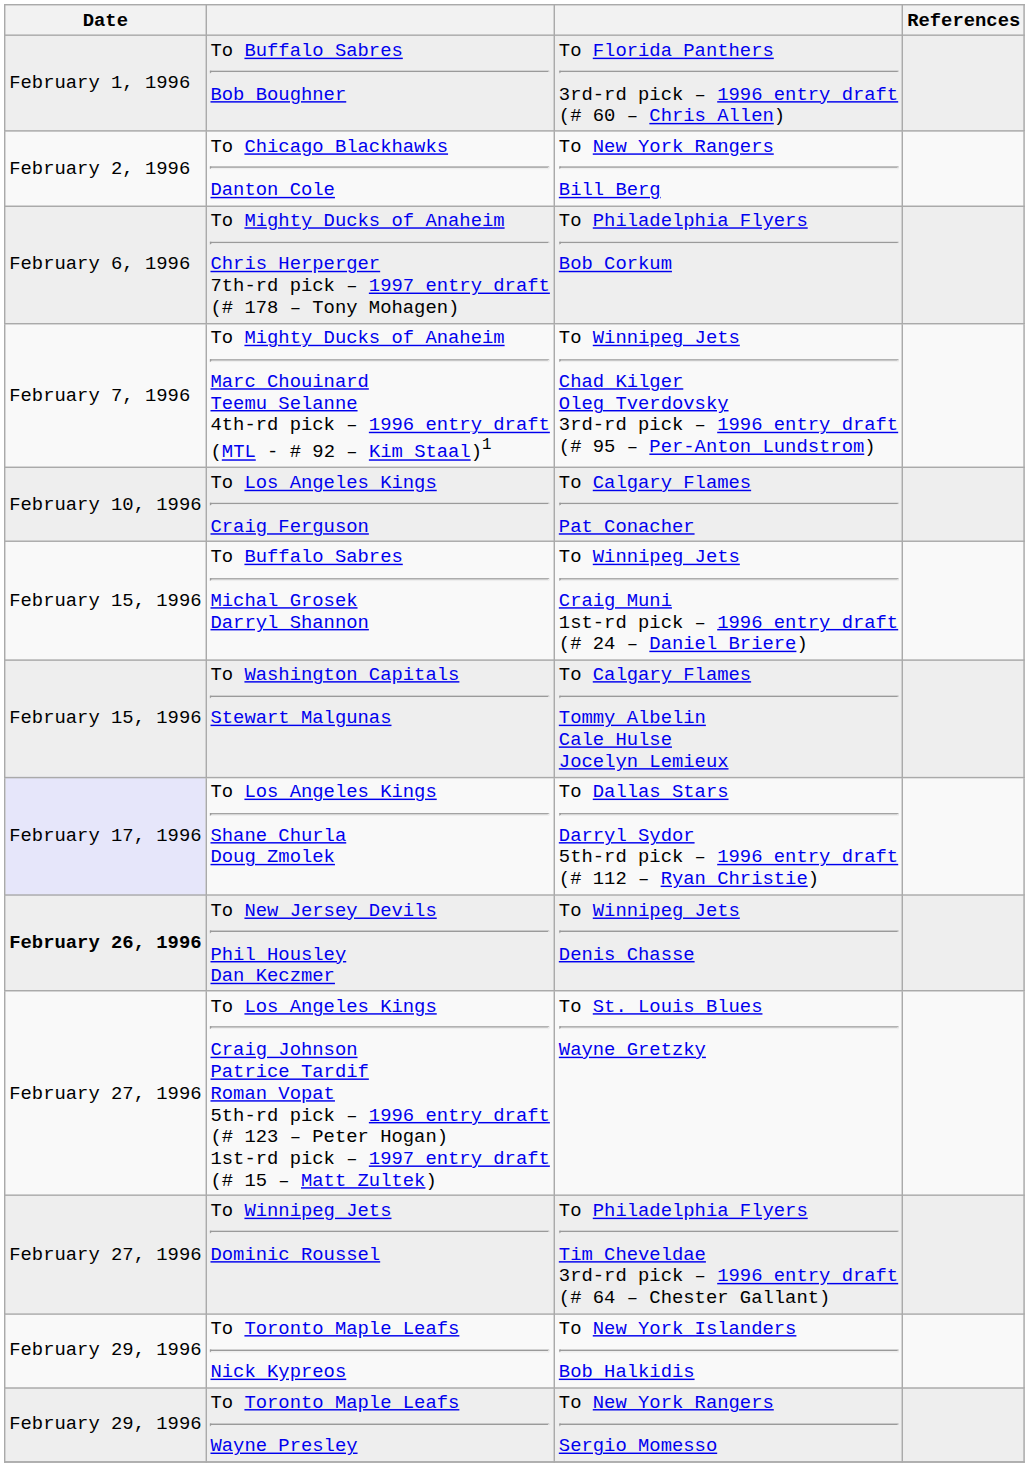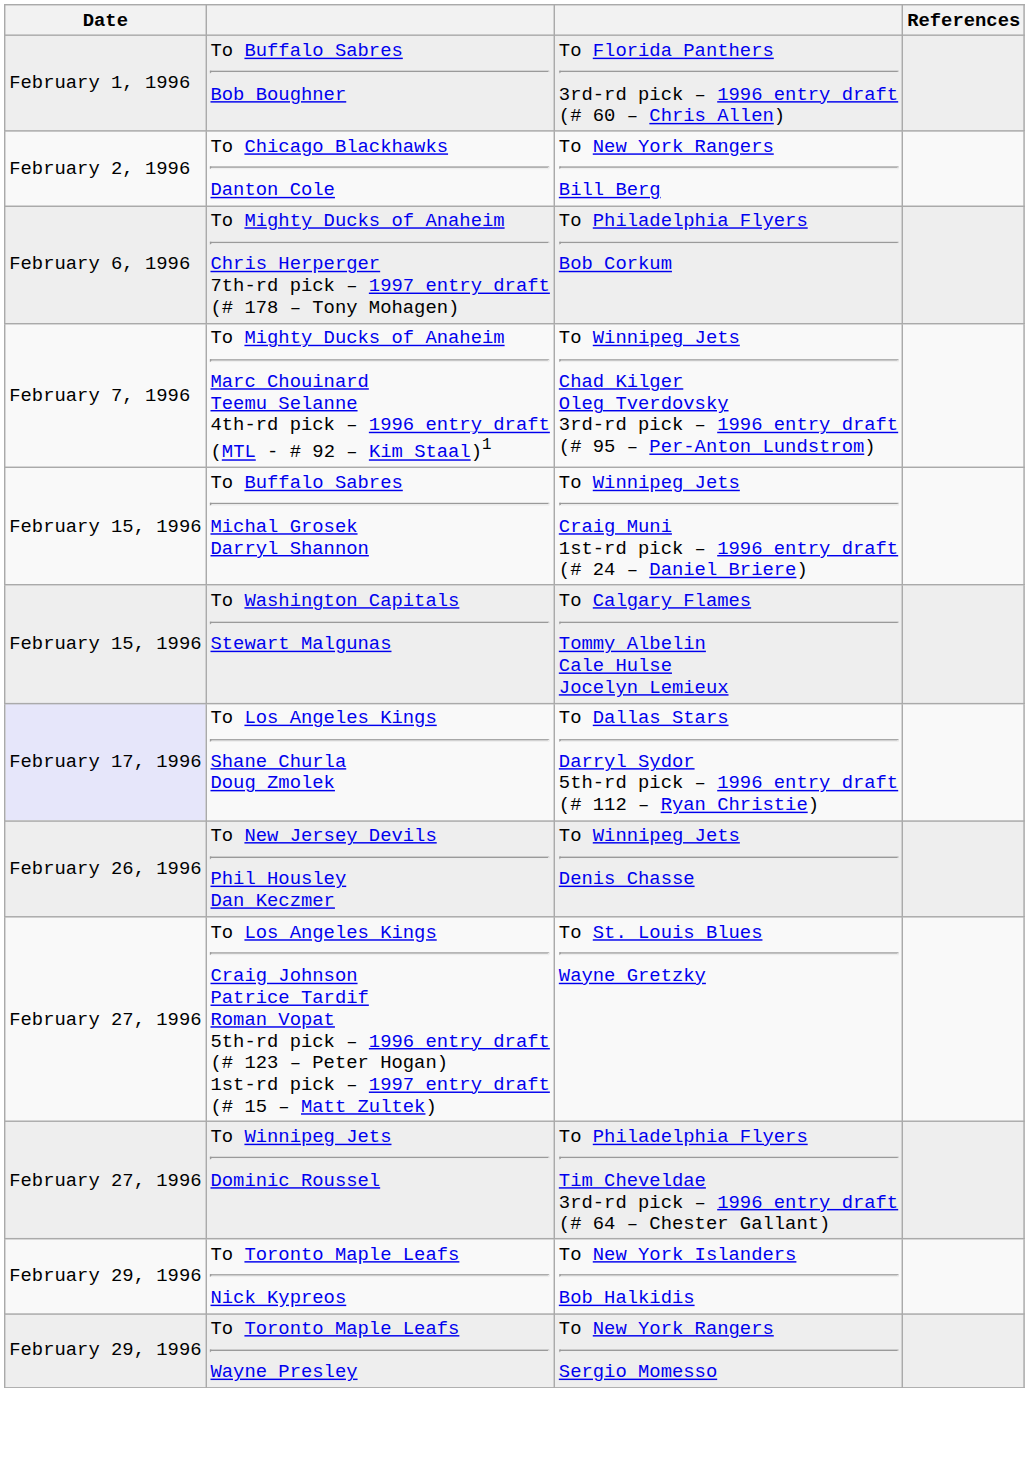- row: (380, 505)
(105, 943) bold -> (105, 869) normal
